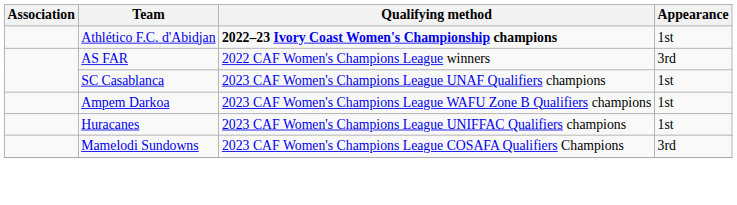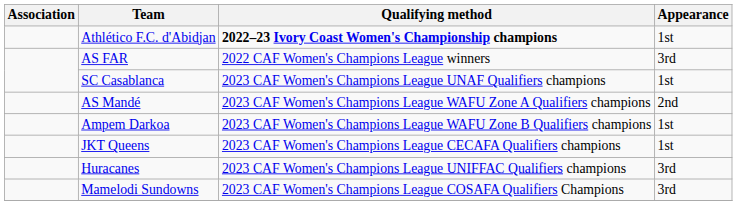+ row: (111, 102)
+ row: (115, 146)
(666, 124) 1st -> (667, 168) 3rd
